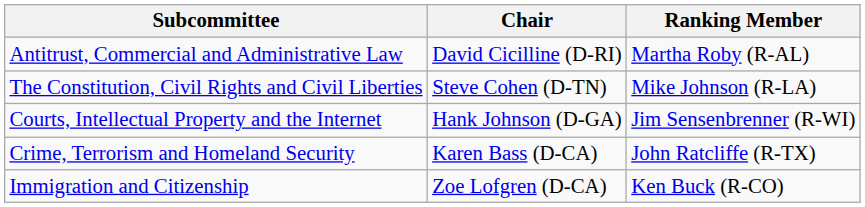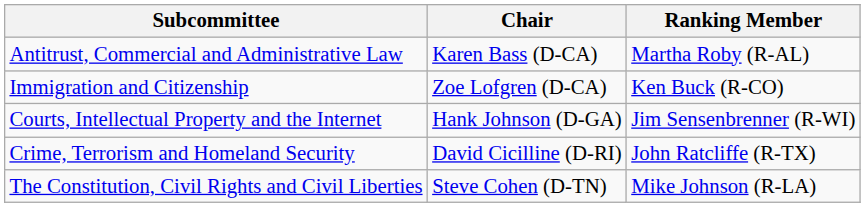(527, 53) David Cicilline (D-RI) -> (515, 53) Karen Bass (D-CA)
rows swapped: (216, 86) <-> (129, 185)
(515, 152) Karen Bass (D-CA) -> (527, 152) David Cicilline (D-RI)
